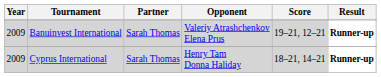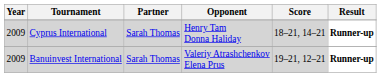rows swapped: (68, 60) <-> (76, 33)
